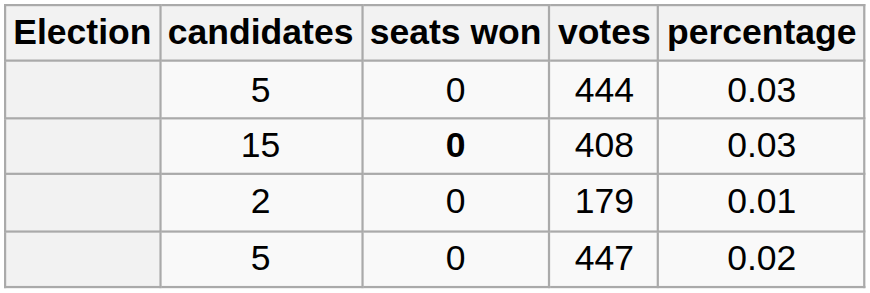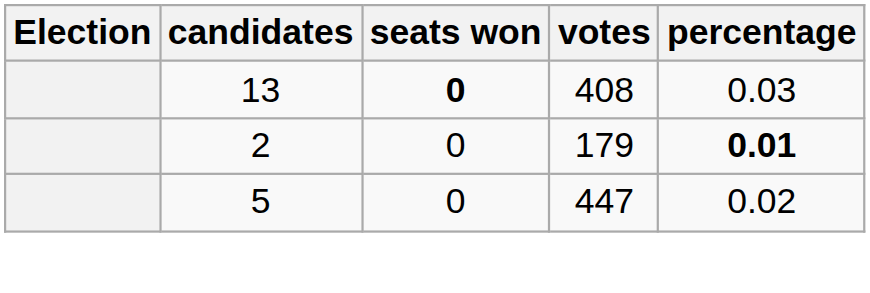- row: (604, 88)
(261, 145) 15 -> (261, 88) 13
(762, 201) normal -> (762, 145) bold
